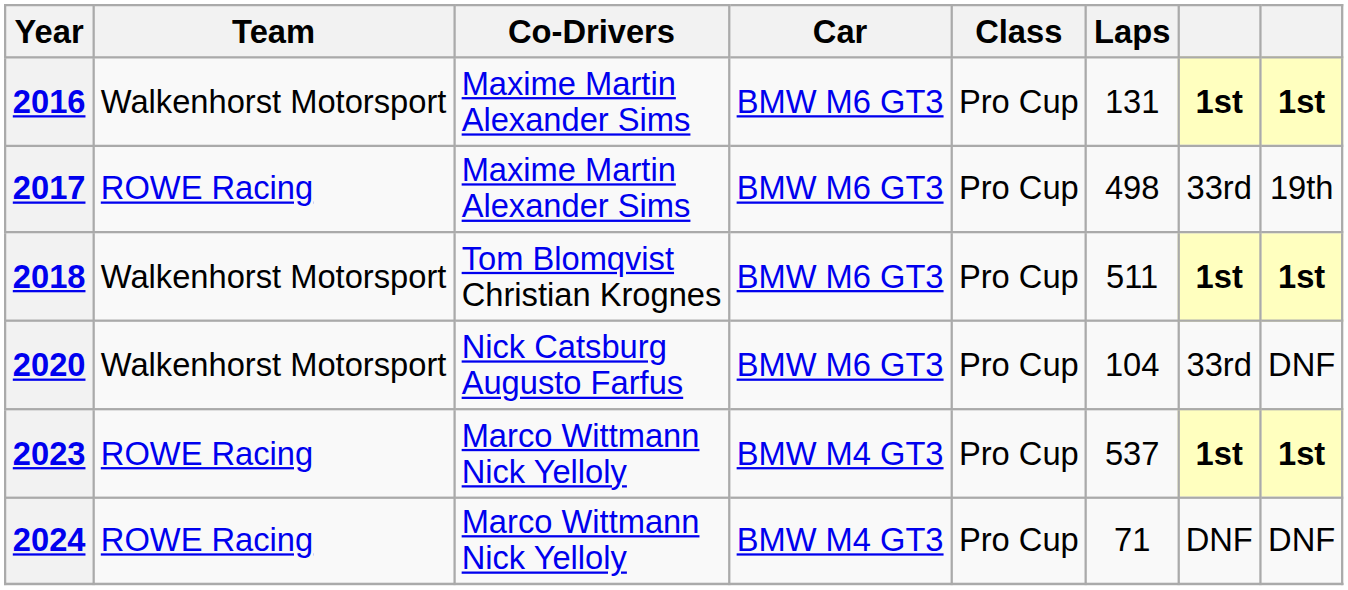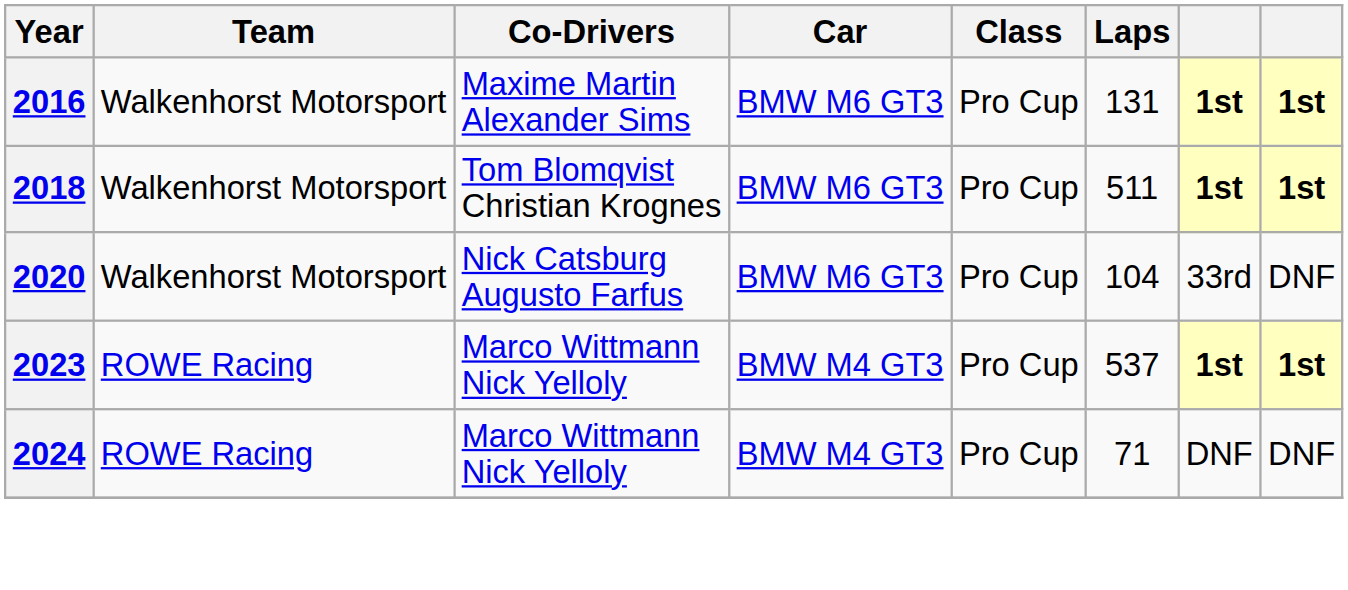- row: (49, 189)
